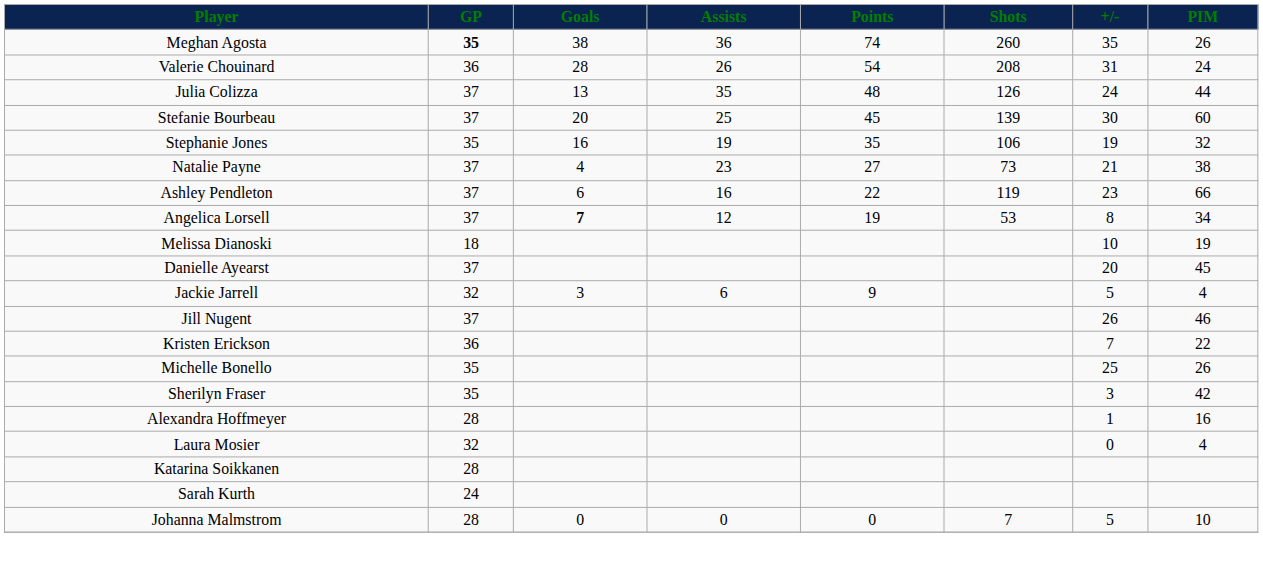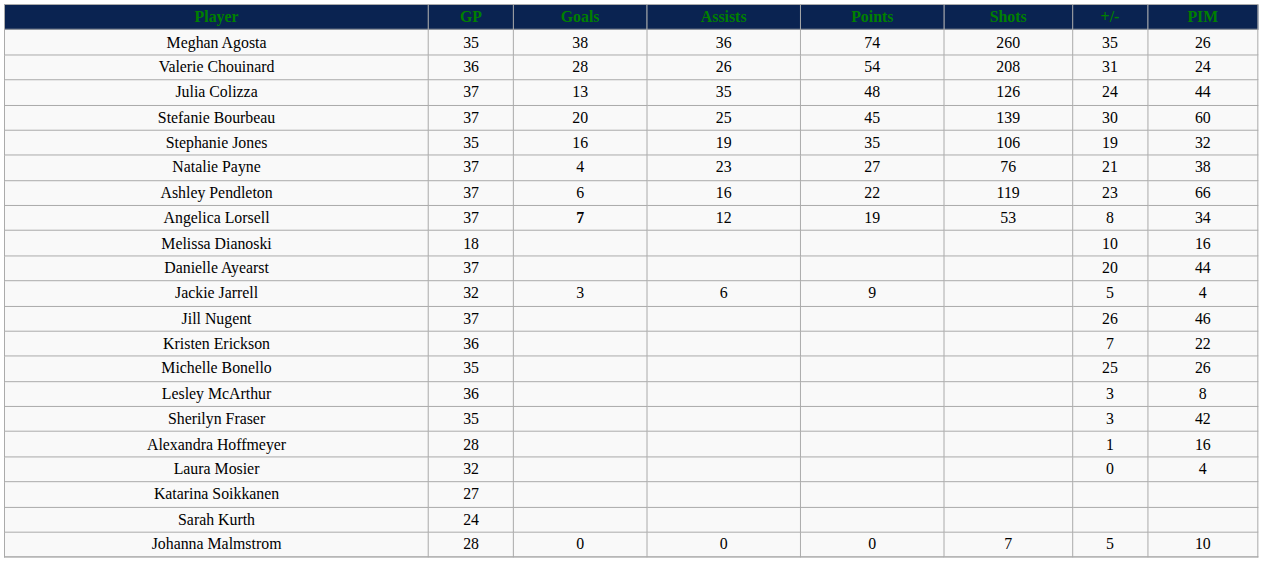(471, 42) bold -> (471, 42) normal
(1008, 167) 73 -> (1008, 167) 76
(1203, 243) 19 -> (1203, 243) 16
(1203, 268) 45 -> (1203, 268) 44
+ row: (217, 393)
(471, 469) 28 -> (471, 494) 27
